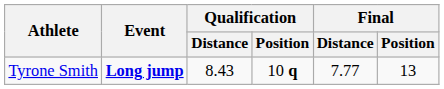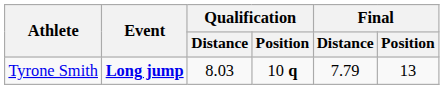(220, 71) 8.43 -> (220, 71) 8.03
(345, 71) 7.77 -> (345, 71) 7.79
